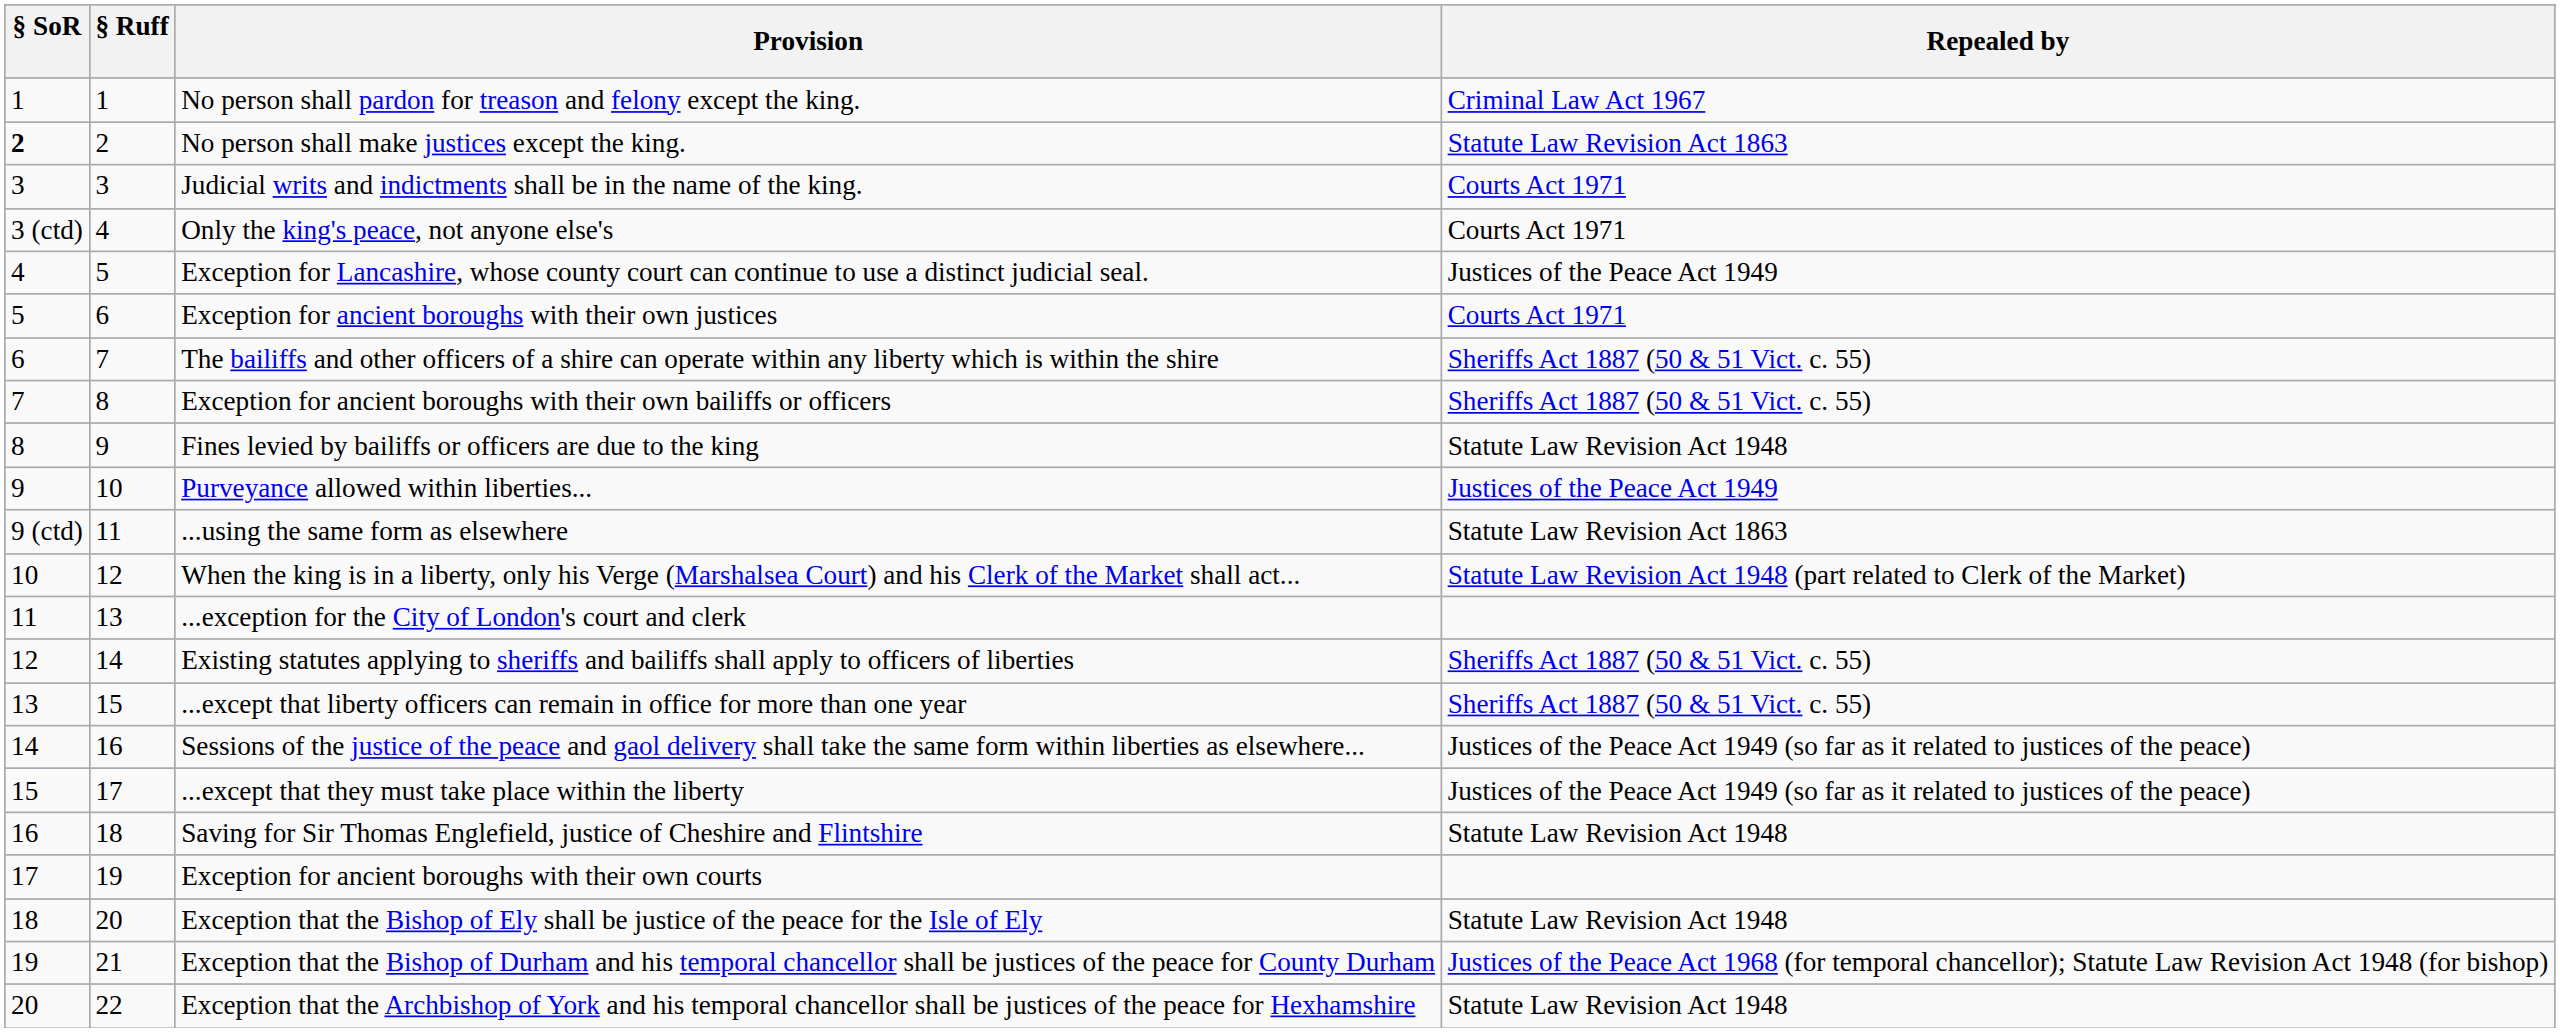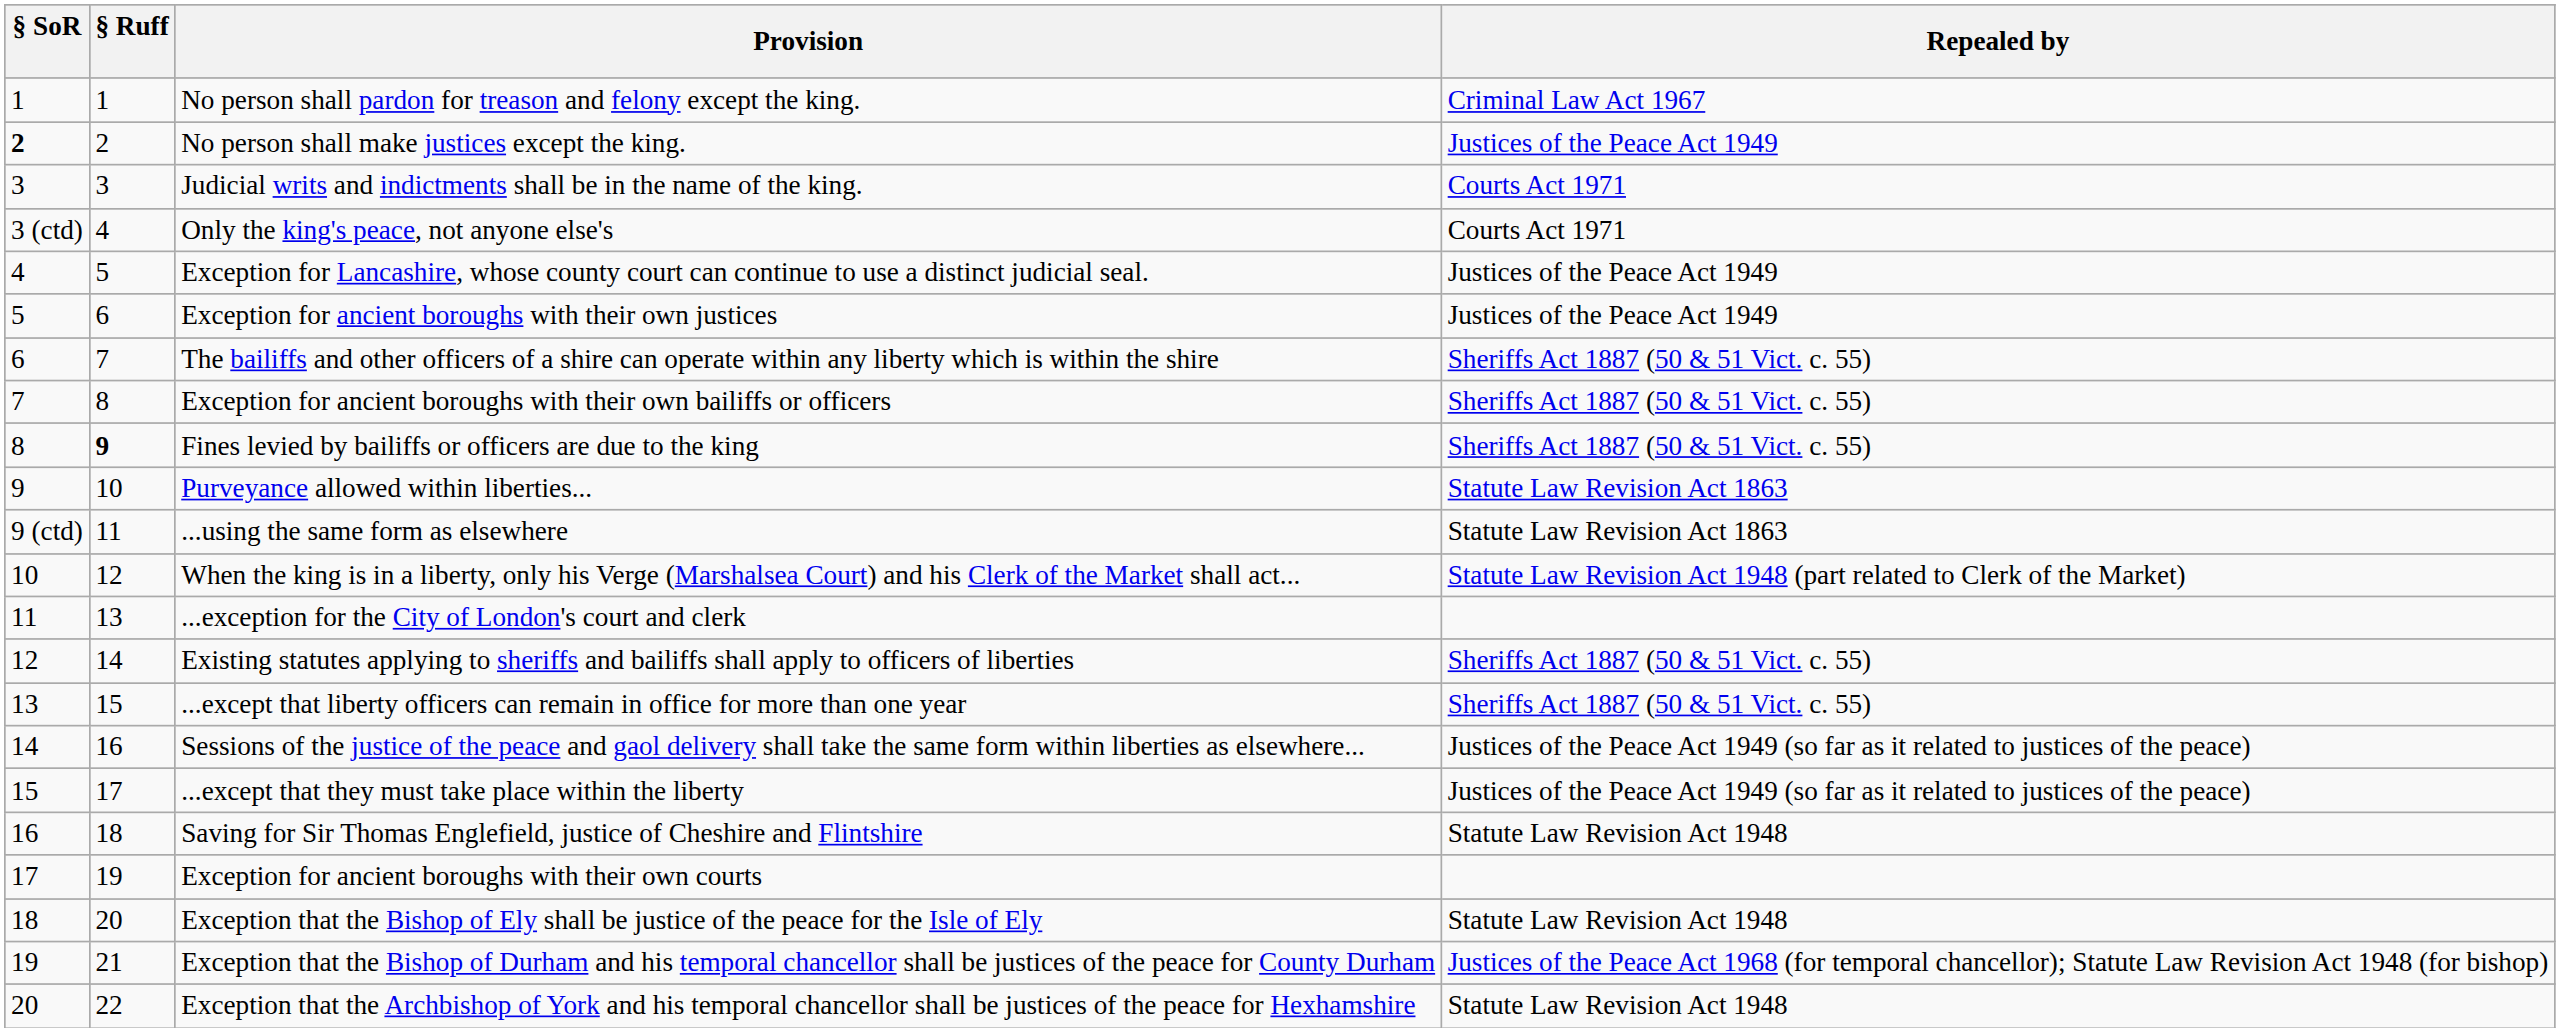(1618, 142) Statute Law Revision Act 1863 -> (1613, 142) Justices of the Peace Act 1949
(1537, 315) Courts Act 1971 -> (1613, 315) Justices of the Peace Act 1949
(102, 444) normal -> (102, 444) bold
(1618, 444) Statute Law Revision Act 1948 -> (1659, 444) Sheriffs Act 1887 (50 & 51 Vict. c. 55)
(1613, 488) Justices of the Peace Act 1949 -> (1618, 488) Statute Law Revision Act 1863
